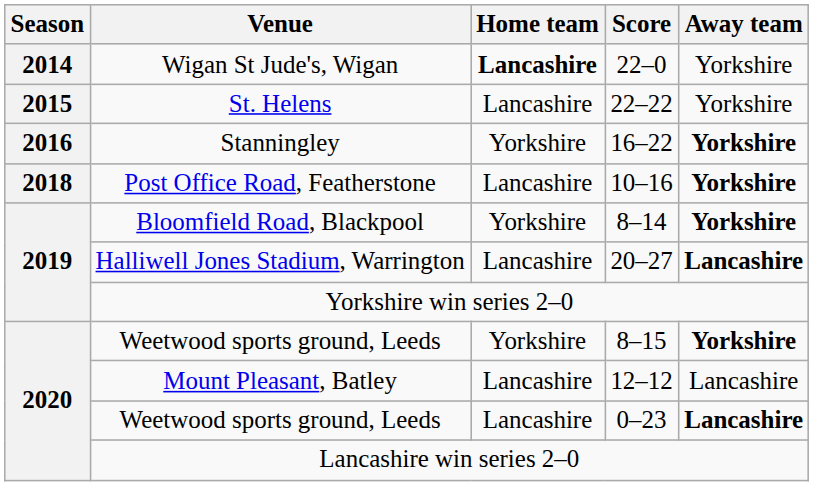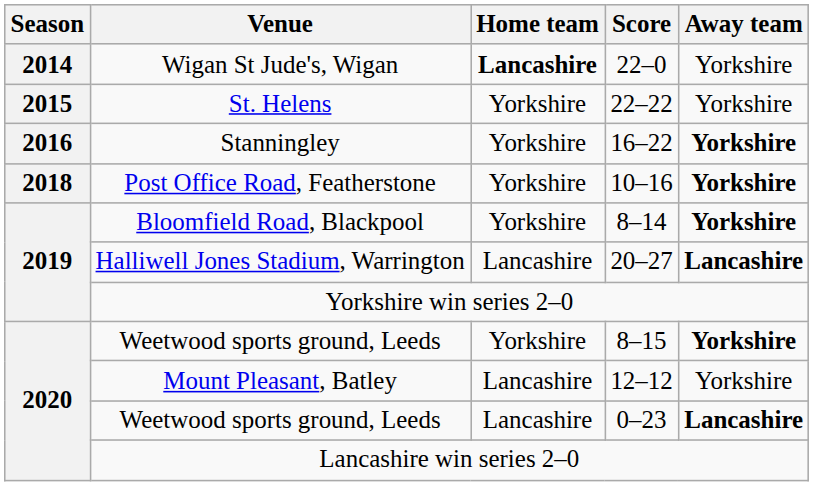(538, 103) Lancashire -> (538, 103) Yorkshire
(538, 182) Lancashire -> (538, 182) Yorkshire
(744, 380) Lancashire -> (744, 380) Yorkshire
